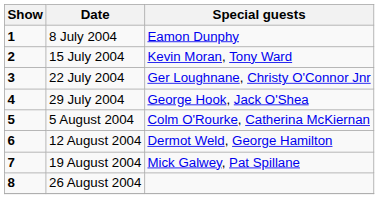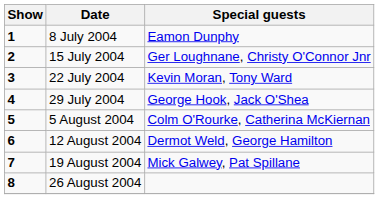(220, 57) Kevin Moran, Tony Ward -> (259, 57) Ger Loughnane, Christy O'Connor Jnr
(259, 78) Ger Loughnane, Christy O'Connor Jnr -> (220, 78) Kevin Moran, Tony Ward
